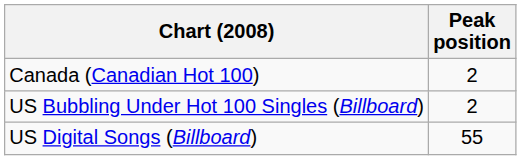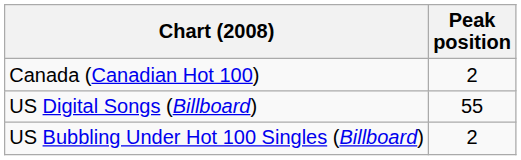rows swapped: (217, 106) <-> (133, 138)
